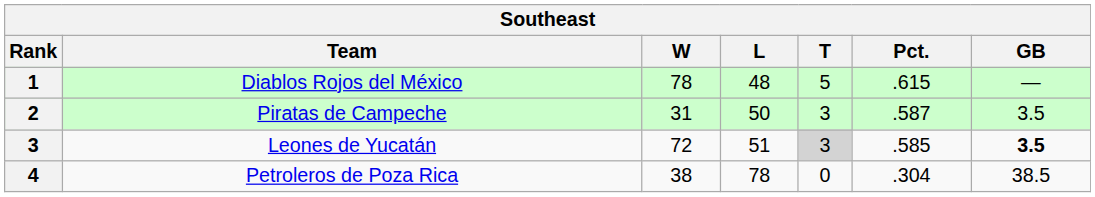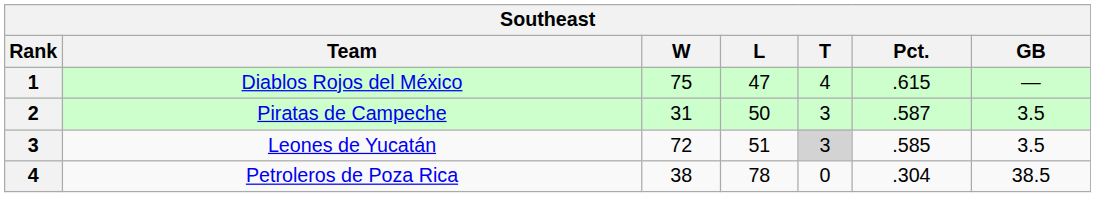(681, 82) 78 -> (681, 82) 75
(759, 82) 48 -> (759, 82) 47
(825, 82) 5 -> (825, 82) 4
(1031, 144) bold -> (1031, 144) normal
